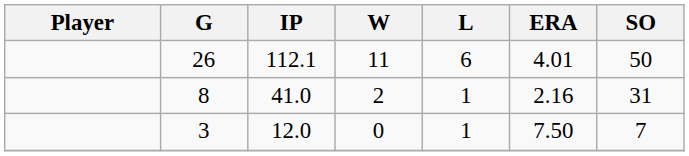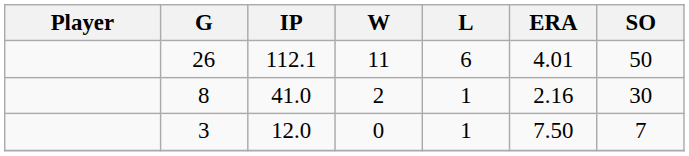(641, 95) 31 -> (641, 95) 30
